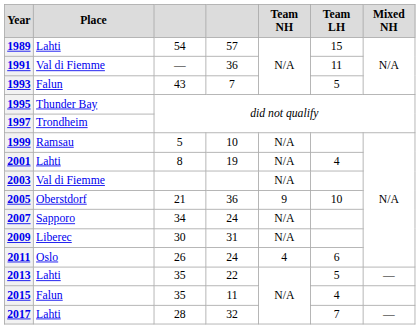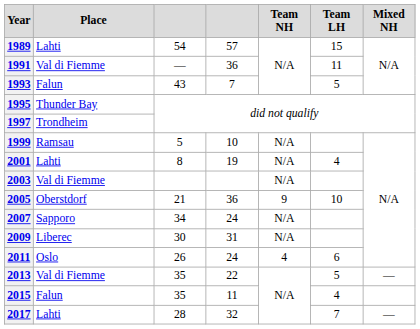(48, 276) Lahti -> (70, 276) Val di Fiemme
